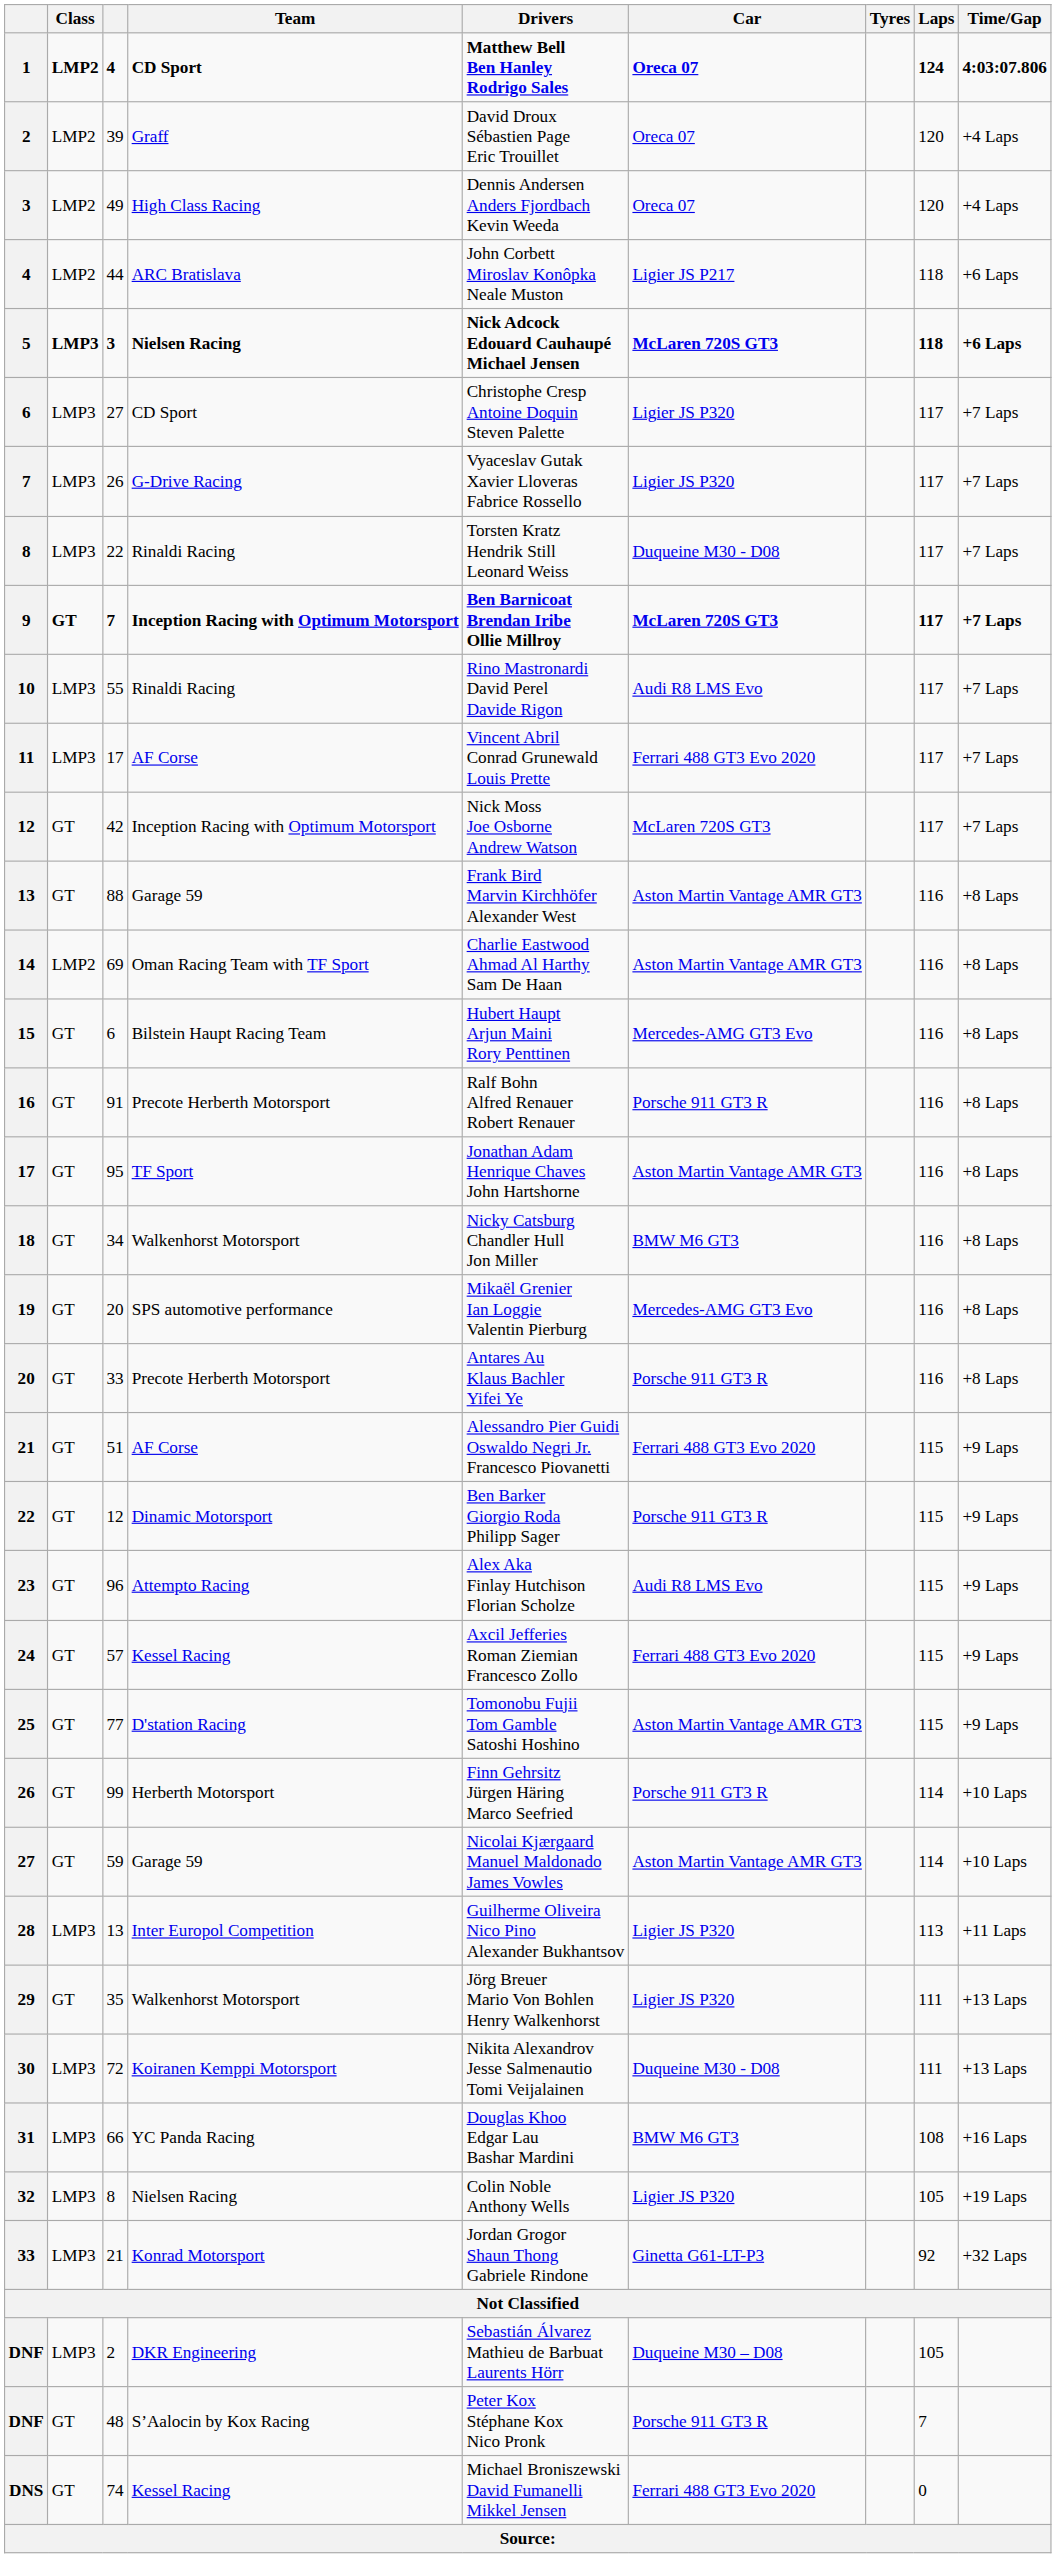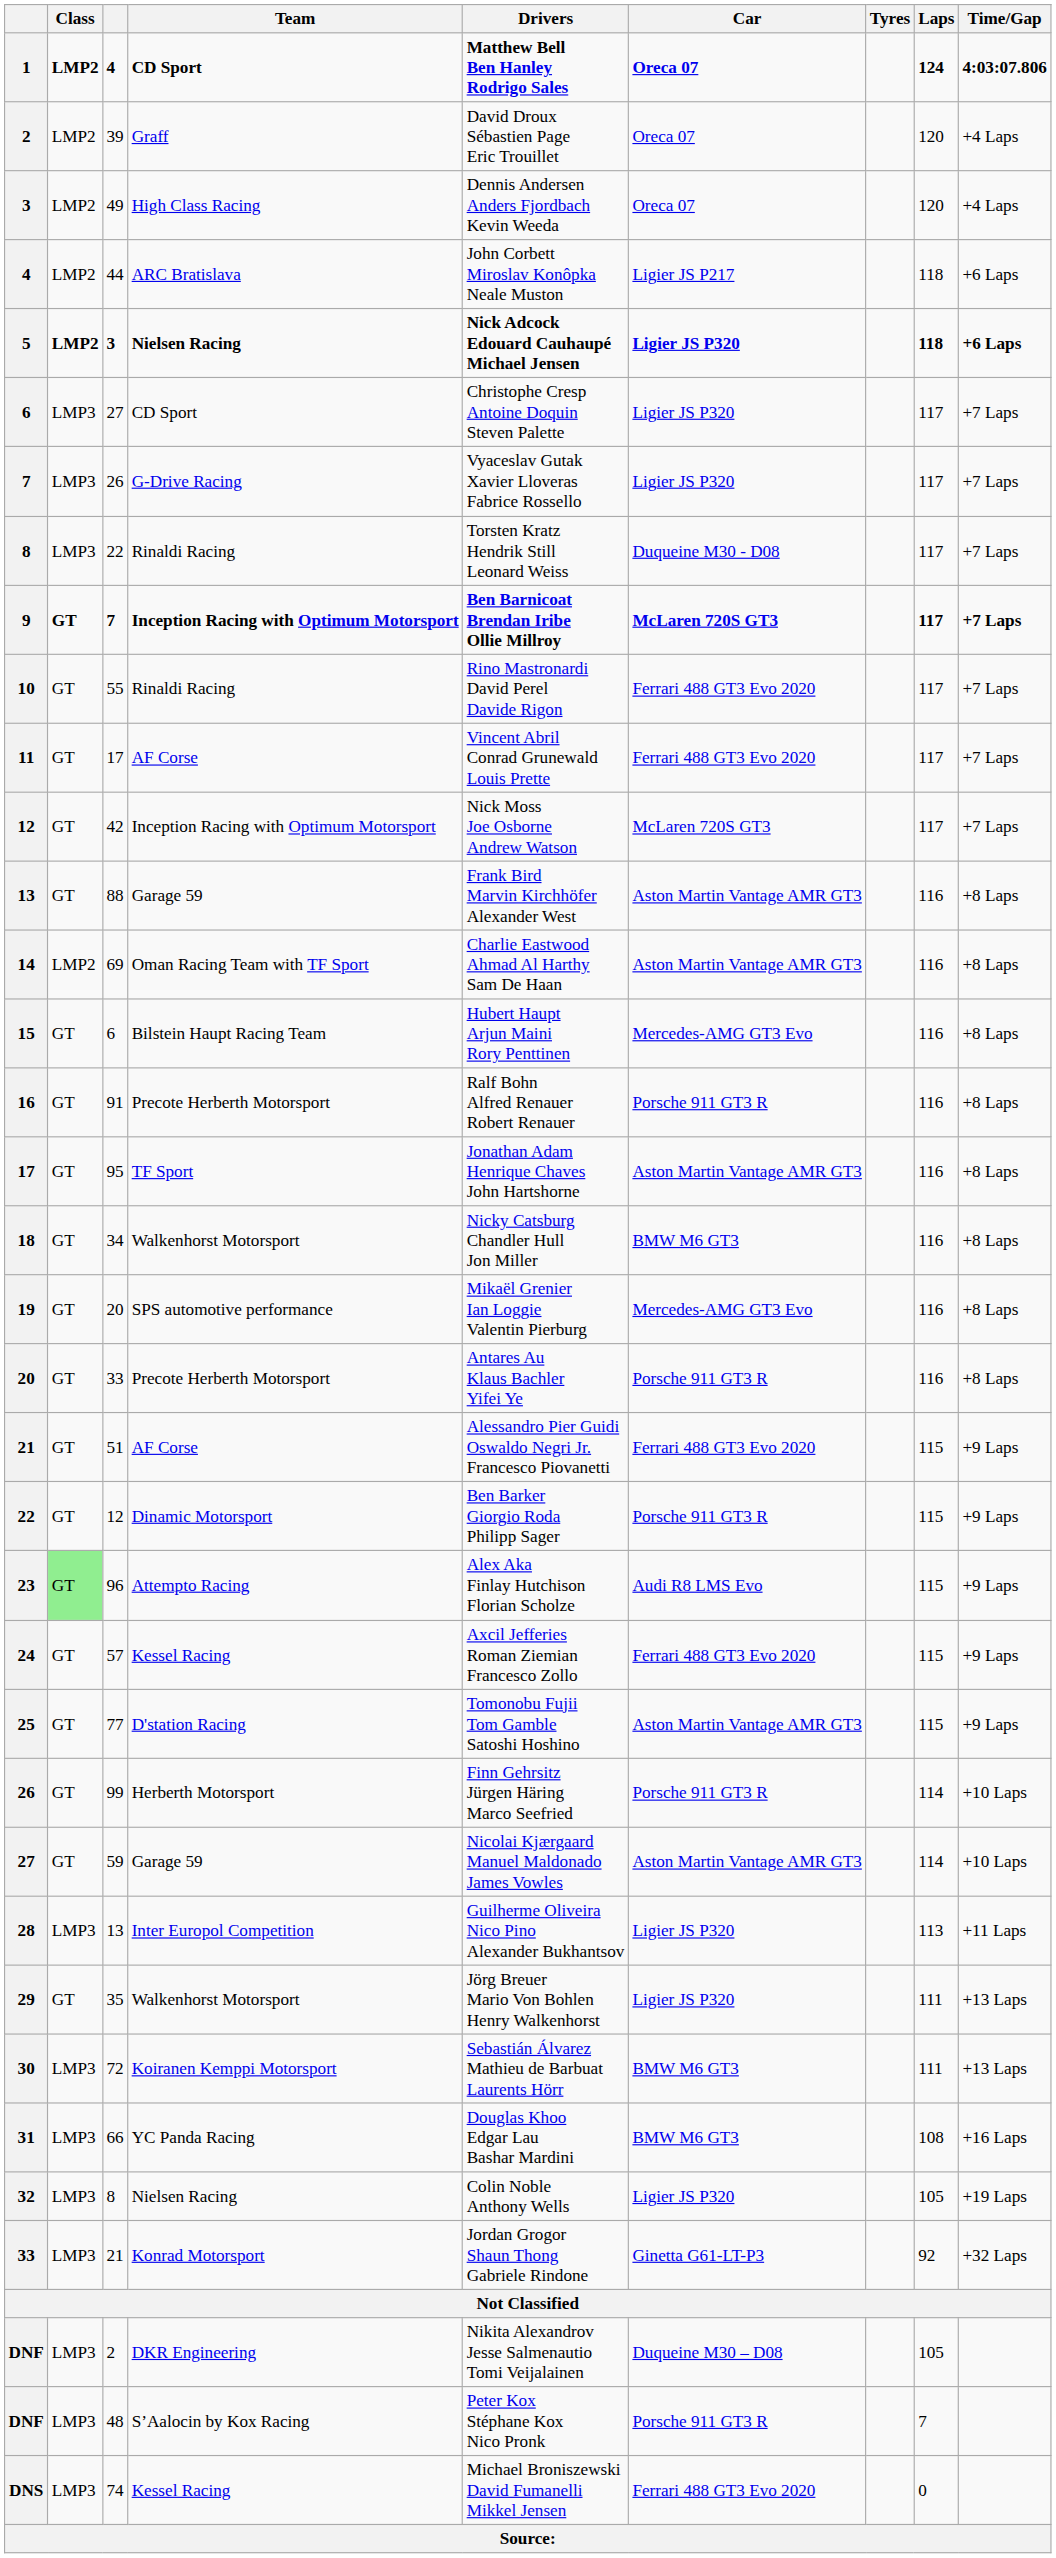(75, 343) LMP3 -> (75, 343) LMP2
(705, 343) McLaren 720S GT3 -> (686, 343) Ligier JS P320
(74, 688) LMP3 -> (63, 688) GT
(697, 688) Audi R8 LMS Evo -> (724, 688) Ferrari 488 GT3 Evo 2020
(74, 757) LMP3 -> (63, 757) GT
(63, 1585) no background -> (63, 1585) lightgreen background
(530, 2068) Nikita Alexandrov Jesse Salmenautio Tomi Veijalainen -> (535, 2068) Sebastián Álvarez Mathieu de Barbuat Laurents Hörr
(706, 2068) Duqueine M30 - D08 -> (686, 2068) BMW M6 GT3
(535, 2352) Sebastián Álvarez Mathieu de Barbuat Laurents Hörr -> (530, 2352) Nikita Alexandrov Jesse Salmenautio Tomi Veijalainen
(63, 2421) GT -> (74, 2421) LMP3
(63, 2490) GT -> (74, 2490) LMP3
